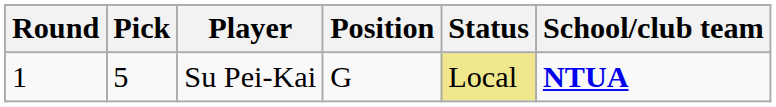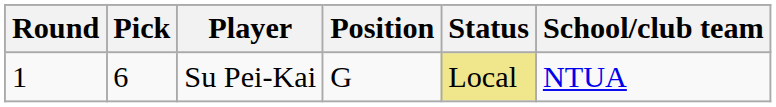(121, 76) 5 -> (121, 76) 6
(586, 76) bold -> (585, 76) normal
